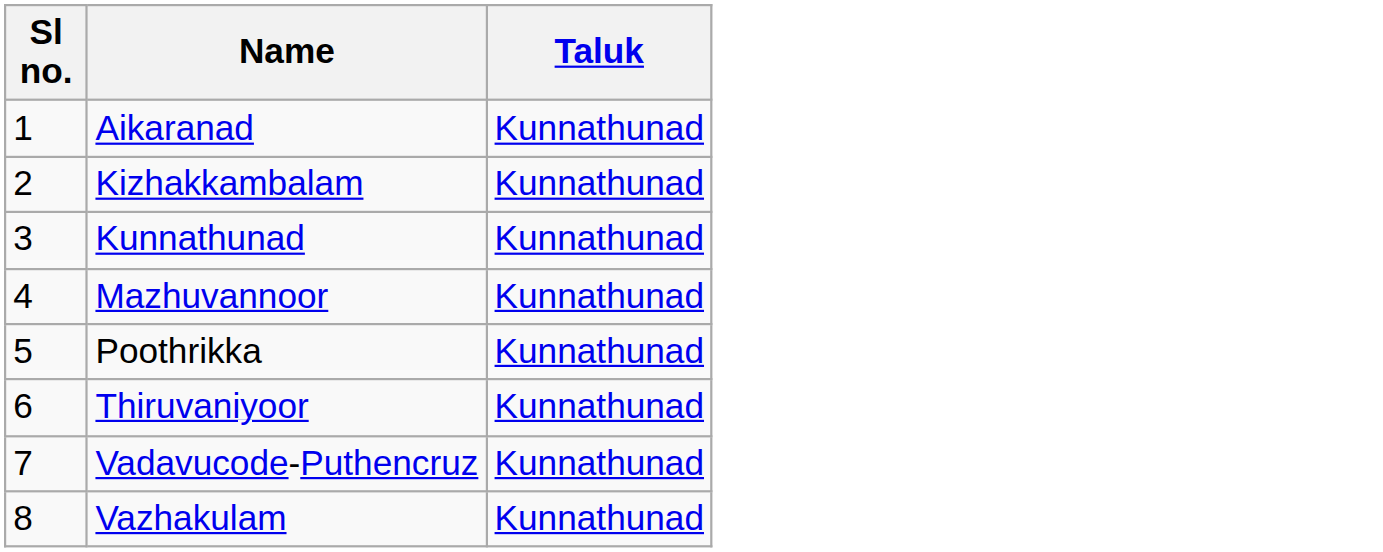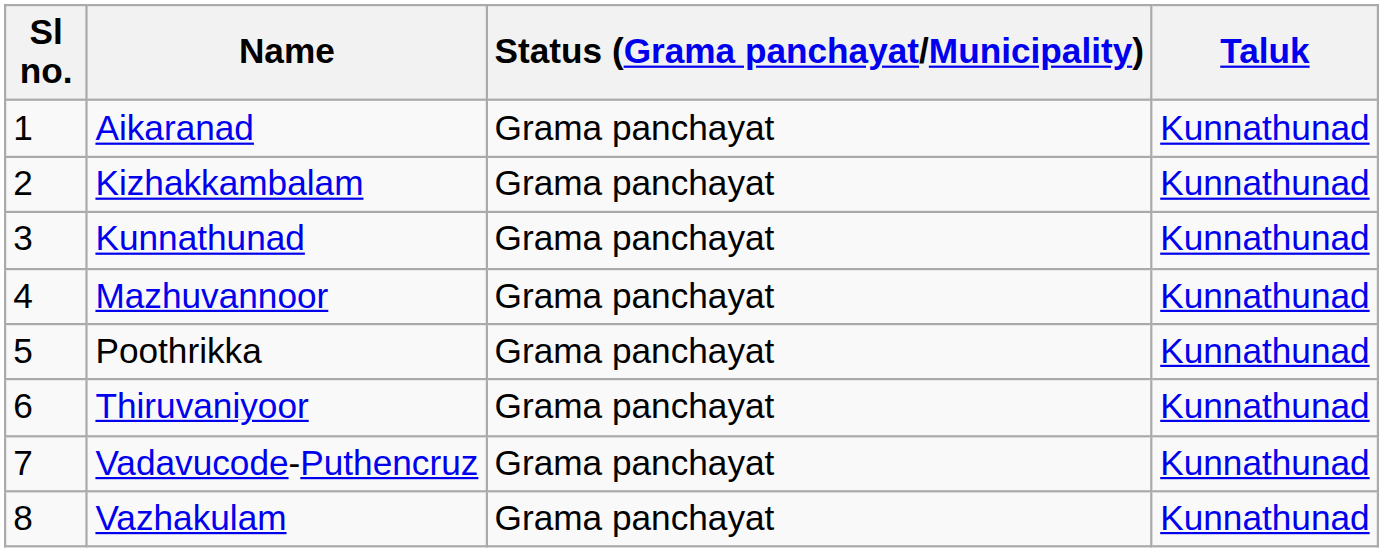+ column: (819, 52)
